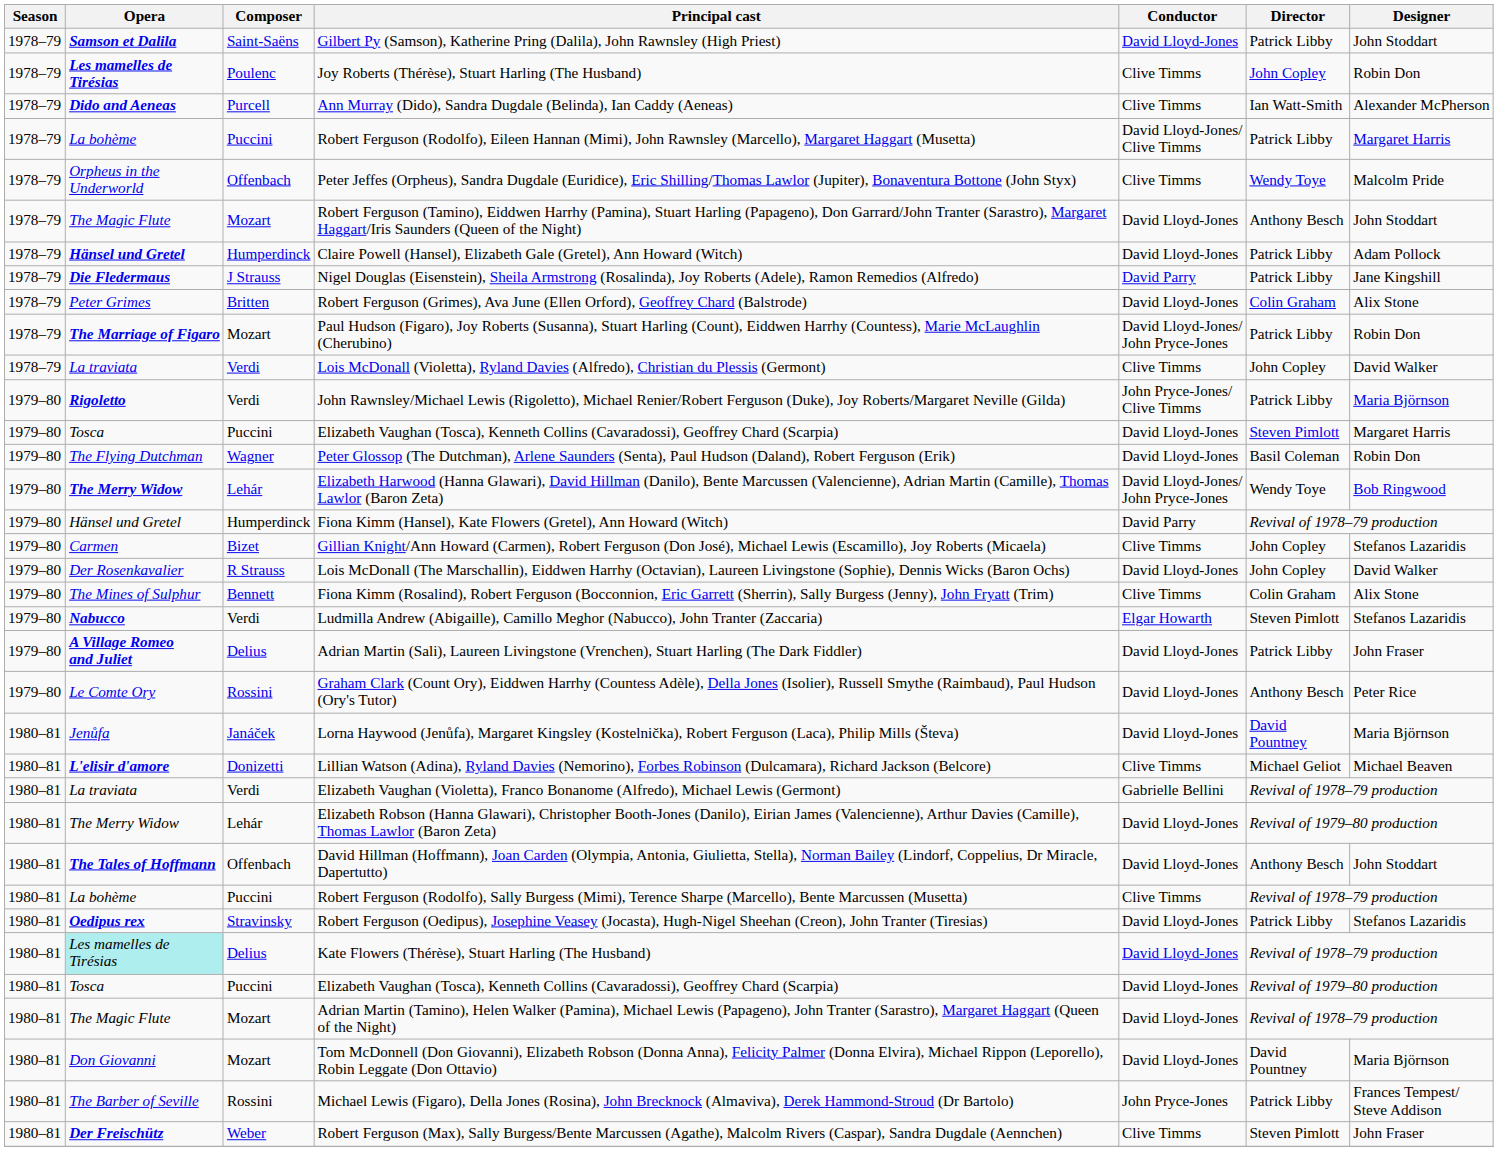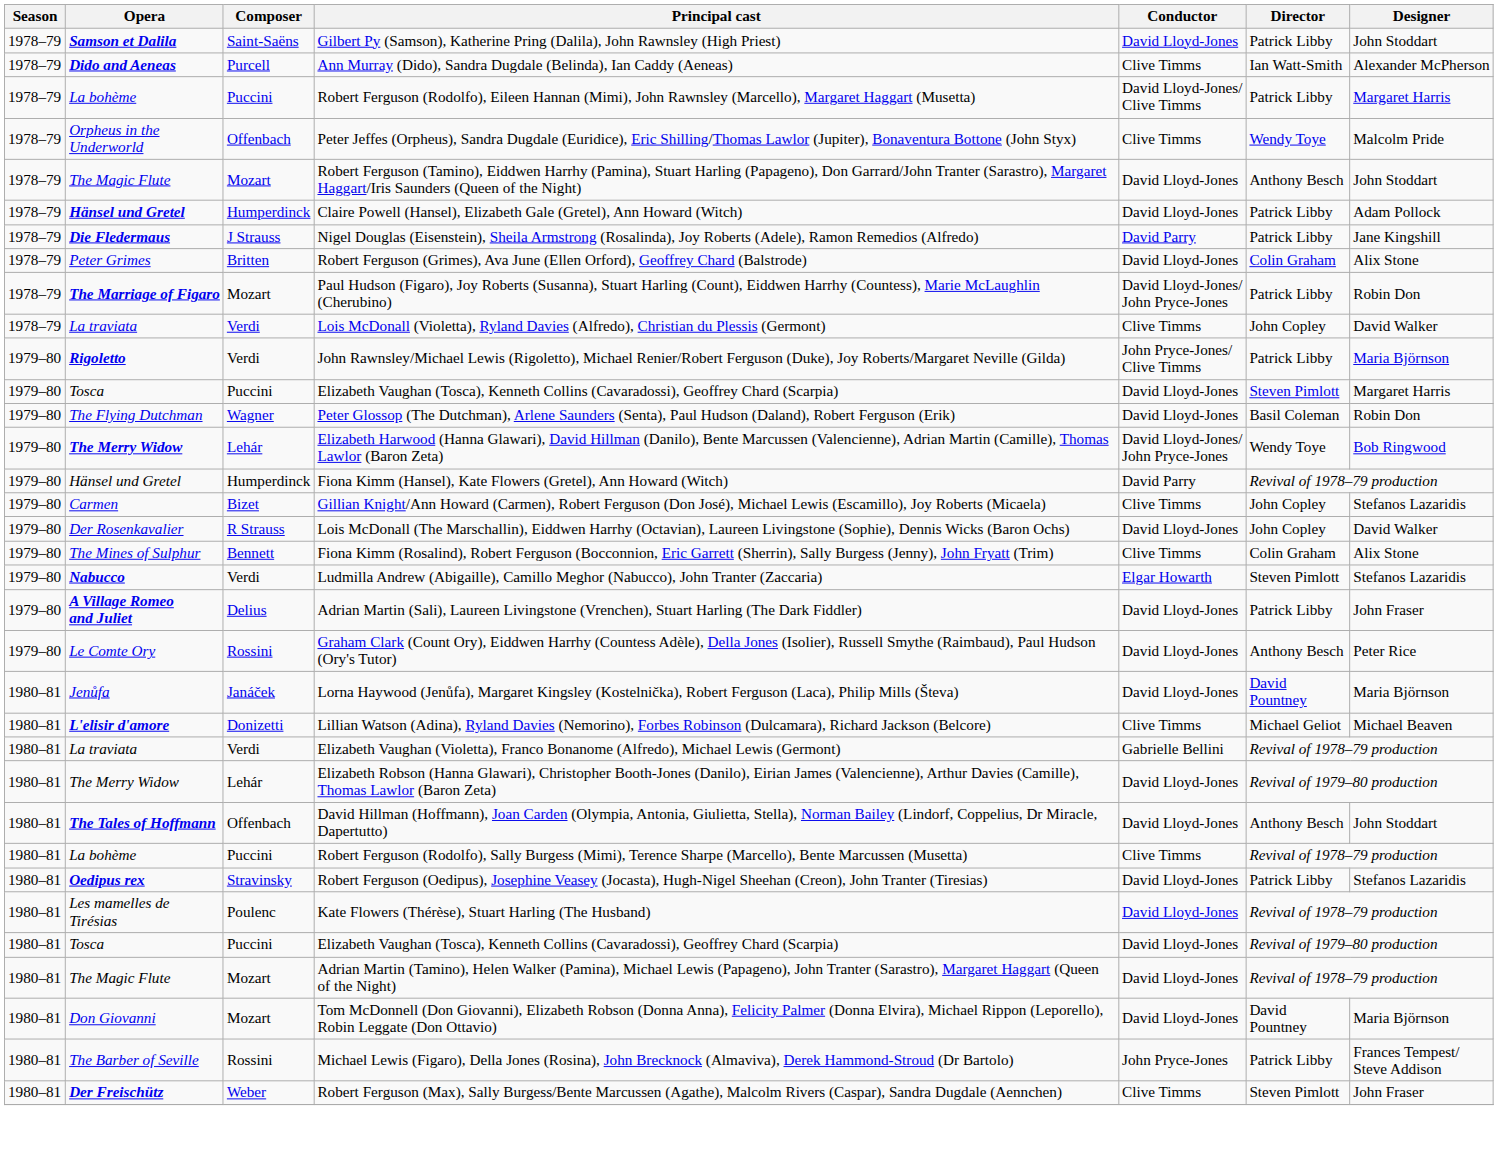- row: (35, 73)
(119, 953) paleturquoise background -> (119, 912) no background
(247, 953) Delius -> (251, 912) Poulenc
